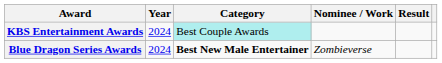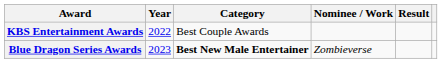(160, 31) 2024 -> (160, 31) 2022
(222, 31) paleturquoise background -> (222, 31) no background
(160, 49) 2024 -> (160, 49) 2023
